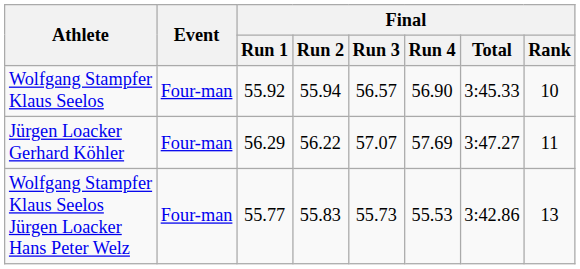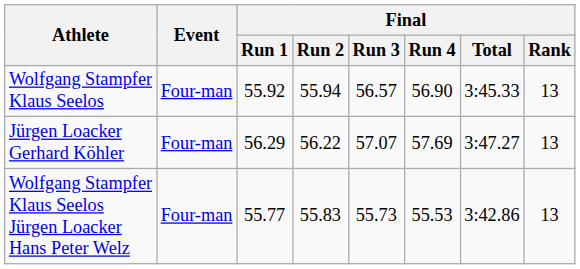(550, 91) 10 -> (550, 91) 13
(550, 142) 11 -> (550, 142) 13
